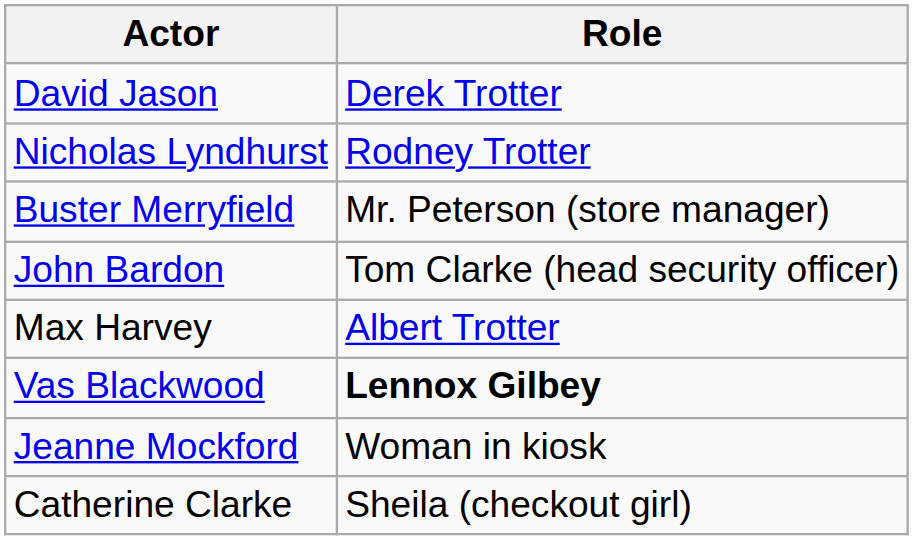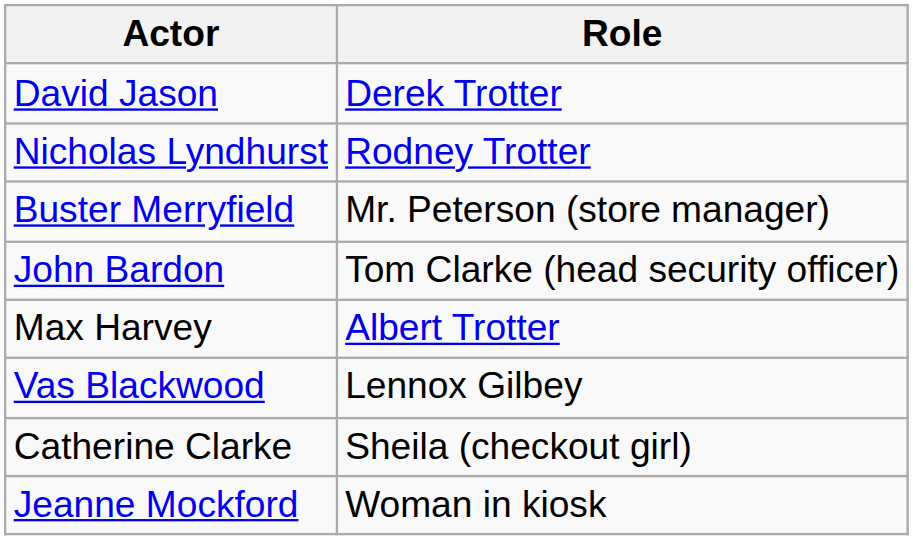(473, 387) bold -> (464, 387) normal
rows swapped: (156, 446) <-> (153, 504)
